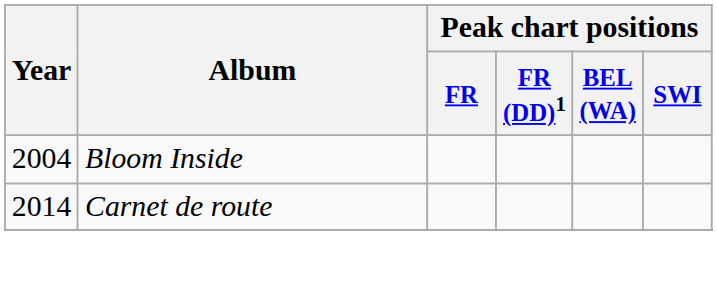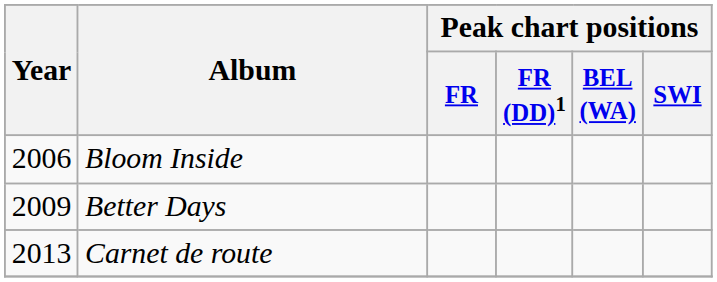(42, 158) 2004 -> (42, 158) 2006
+ row: (156, 205)
(42, 205) 2014 -> (42, 253) 2013
